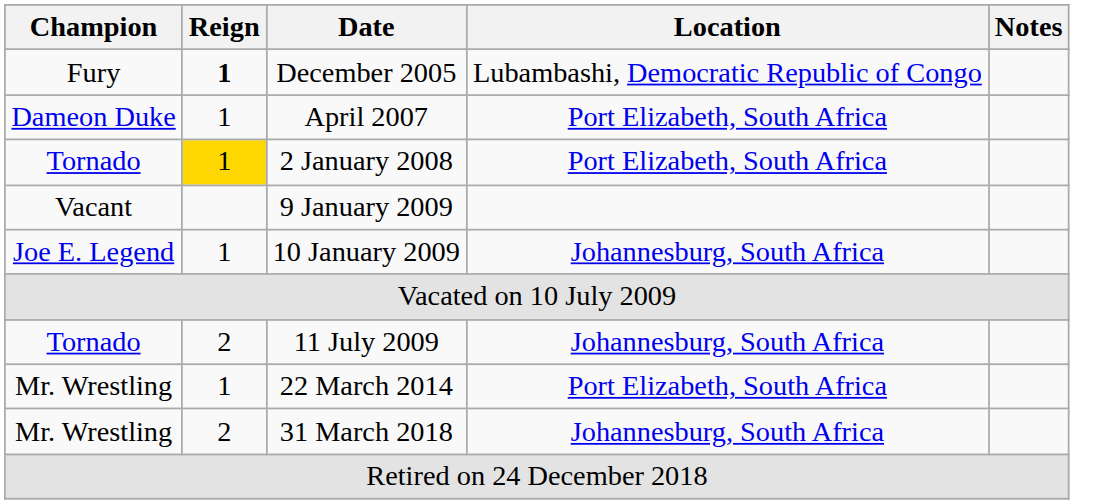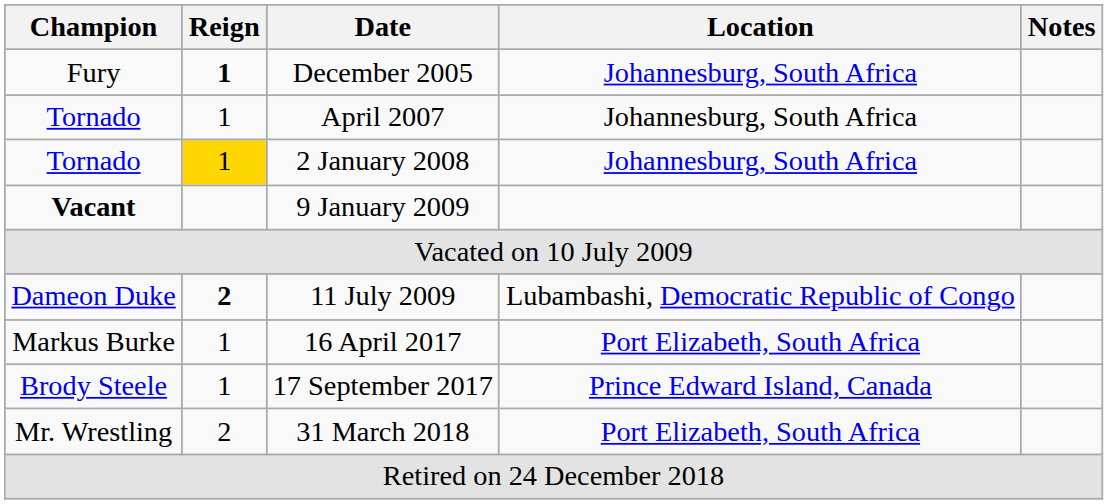(727, 71) Lubambashi, Democratic Republic of Congo -> (760, 71) Johannesburg, South Africa
(94, 116) Dameon Duke -> (94, 116) Tornado
(727, 116) Port Elizabeth, South Africa -> (760, 116) Johannesburg, South Africa
(727, 161) Port Elizabeth, South Africa -> (760, 161) Johannesburg, South Africa
(94, 206) normal -> (94, 206) bold
- row: (366, 251)
(94, 341) Tornado -> (94, 296) Dameon Duke
(224, 341) normal -> (224, 296) bold
(727, 341) Johannesburg, South Africa -> (760, 296) Lubambashi, Democratic Republic of Congo
- row: (366, 386)
+ row: (383, 341)
+ row: (383, 386)
(727, 431) Johannesburg, South Africa -> (760, 431) Port Elizabeth, South Africa
